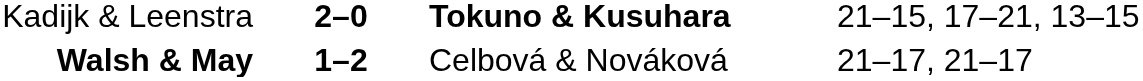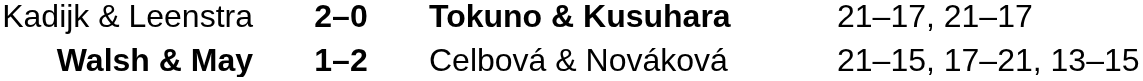(988, 16) 21–15, 17–21, 13–15 -> (935, 16) 21–17, 21–17
(935, 60) 21–17, 21–17 -> (988, 60) 21–15, 17–21, 13–15
